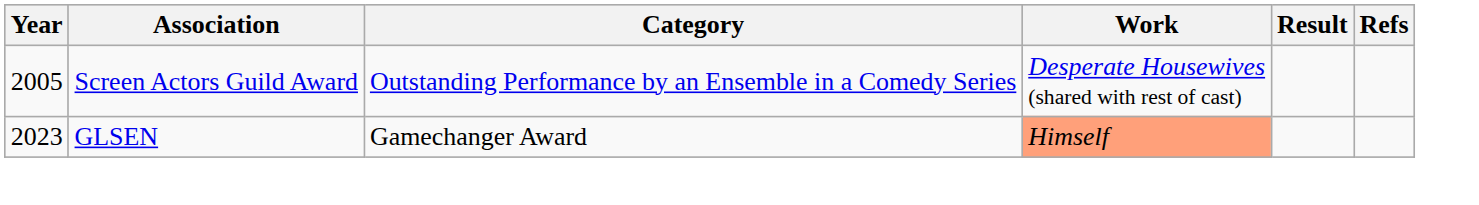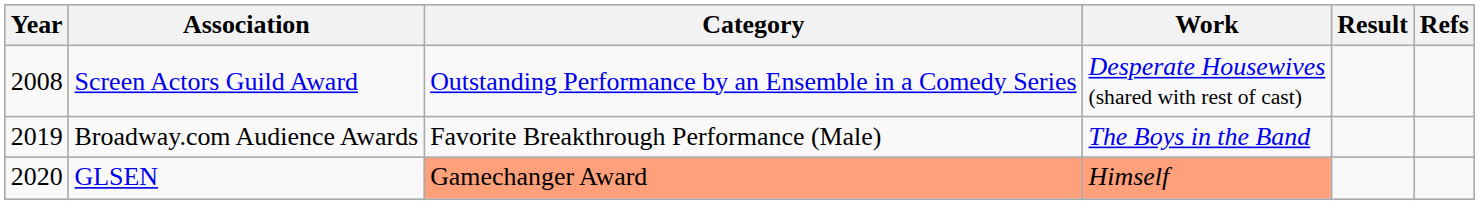(37, 80) 2005 -> (37, 80) 2008
+ row: (246, 136)
(37, 136) 2023 -> (37, 177) 2020
(478, 136) no background -> (539, 177) lightsalmon background
